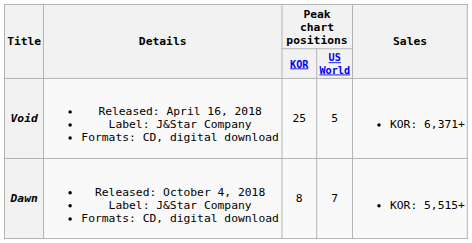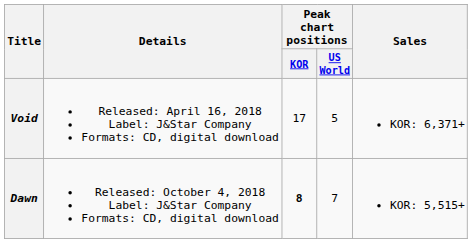(299, 118) 25 -> (299, 118) 17
(299, 199) normal -> (299, 199) bold
